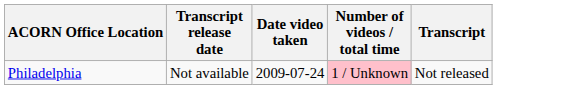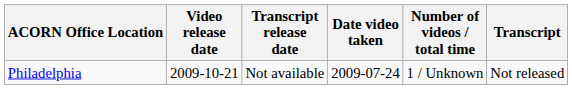+ column: (204, 32)
(370, 72) pink background -> (445, 72) no background
